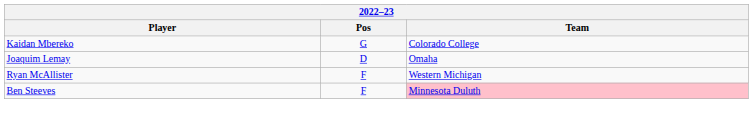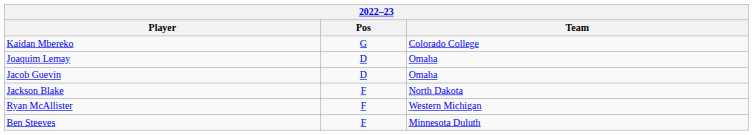+ row: (34, 75)
+ row: (35, 91)
(445, 91) pink background -> (445, 122) no background
